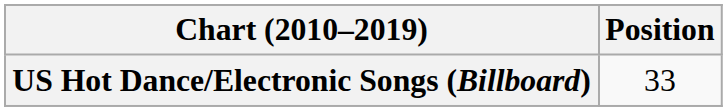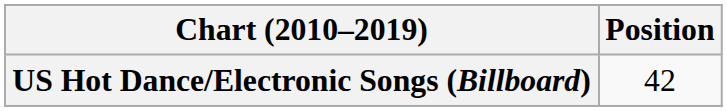(660, 79) 33 -> (660, 79) 42
